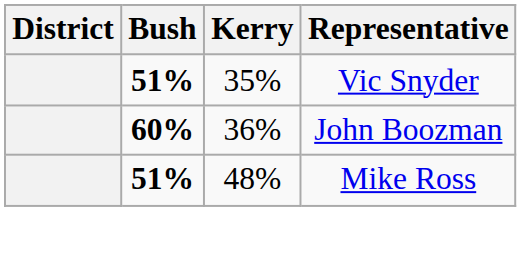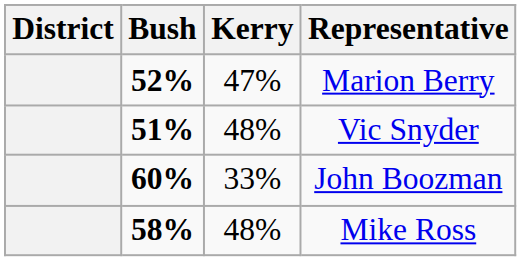+ row: (408, 79)
(252, 79) 35% -> (252, 129) 48%
(252, 129) 36% -> (252, 179) 33%
(162, 179) 51% -> (162, 229) 58%
